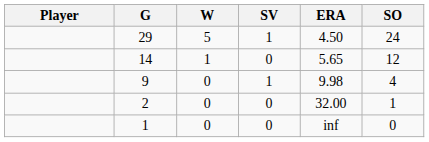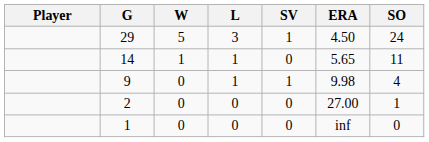+ column: (235, 15)
(393, 59) 12 -> (397, 59) 11
(331, 103) 32.00 -> (343, 103) 27.00
